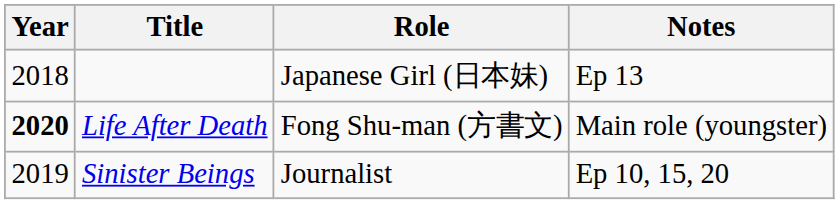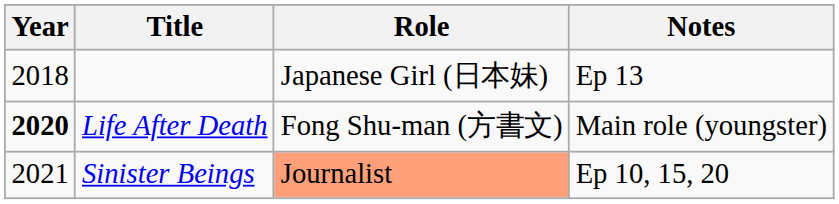(40, 174) 2019 -> (40, 174) 2021
(336, 174) no background -> (336, 174) lightsalmon background
